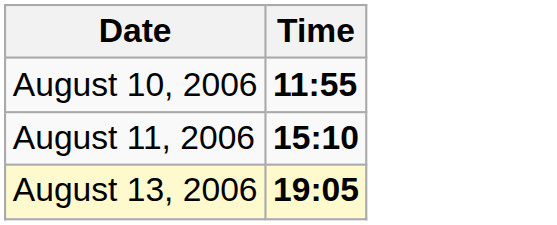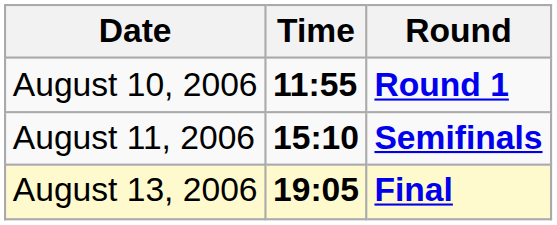+ column: (458, 31)
